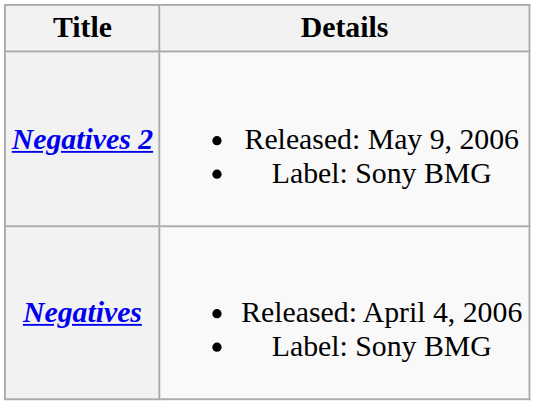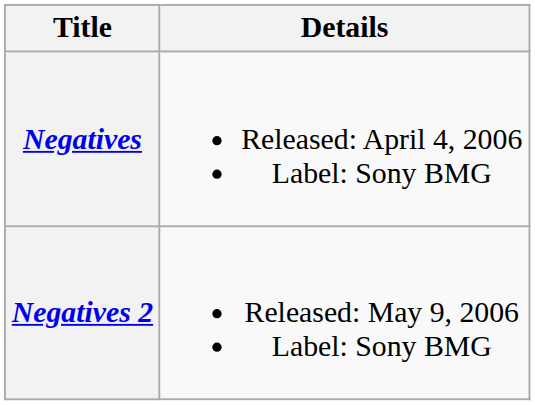rows swapped: (82, 312) <-> (82, 138)
